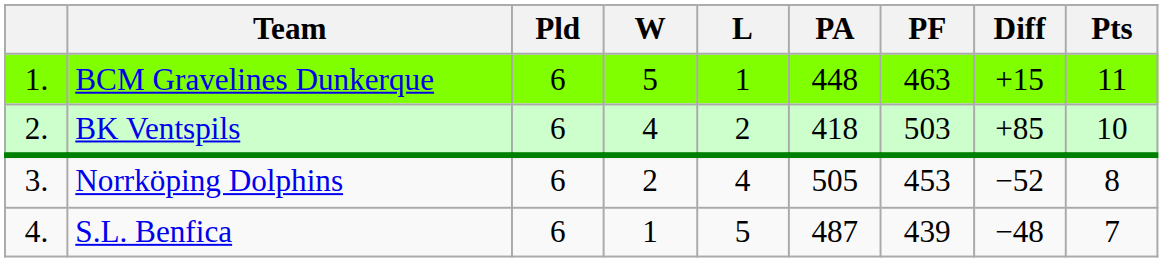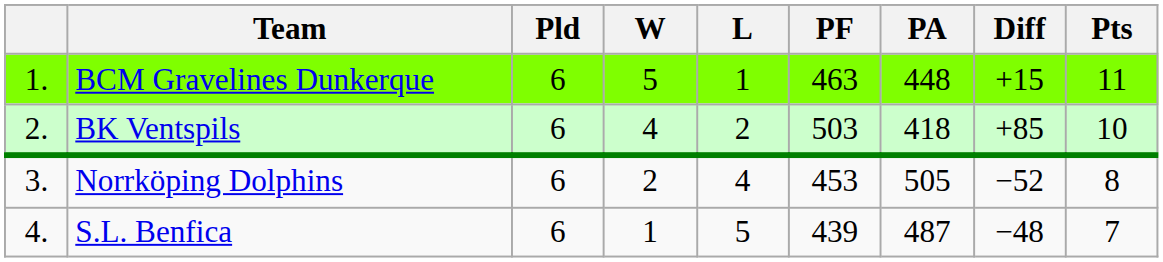columns swapped: (927, 29) <-> (835, 29)
